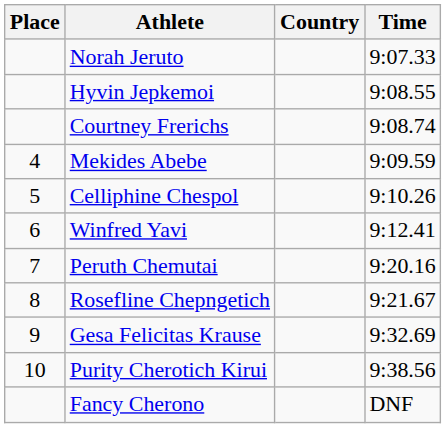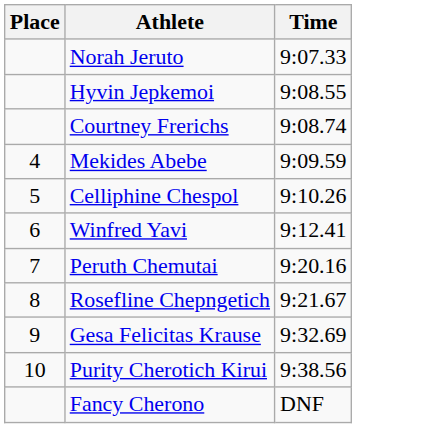- column: (320, 21)
